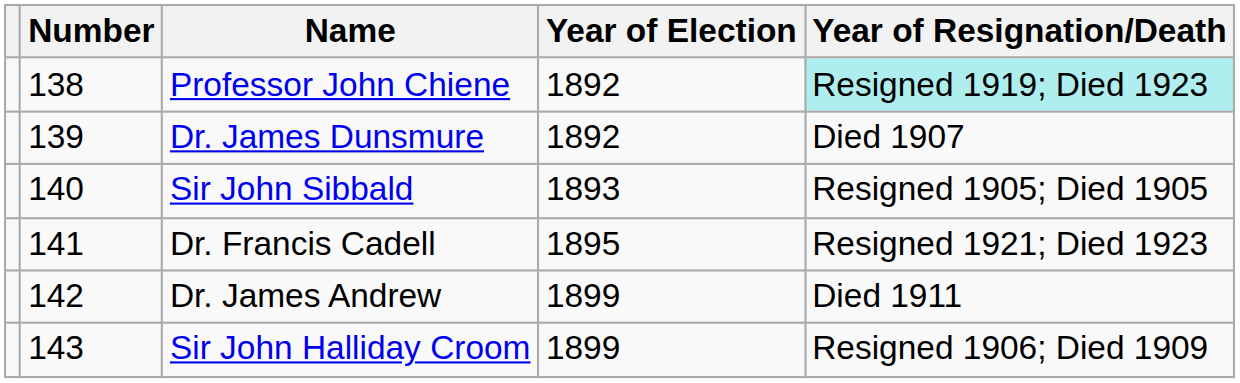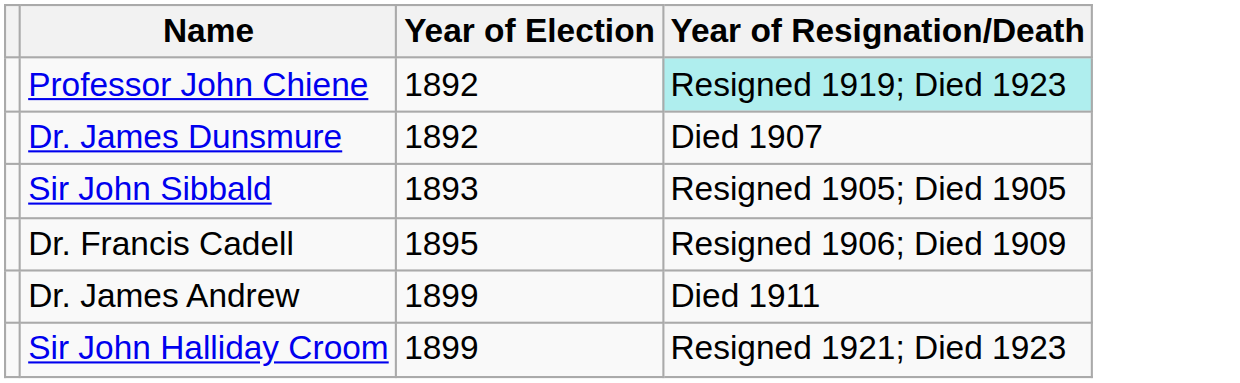- column: (91, 31)
(1010, 243) Resigned 1921; Died 1923 -> (868, 243) Resigned 1906; Died 1909
(1010, 349) Resigned 1906; Died 1909 -> (868, 349) Resigned 1921; Died 1923
